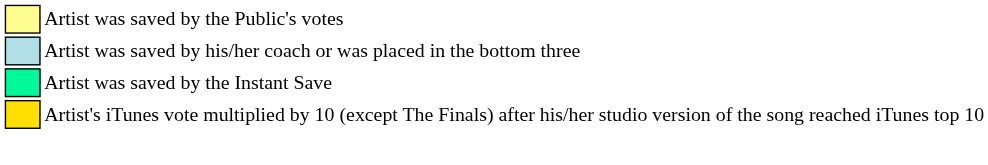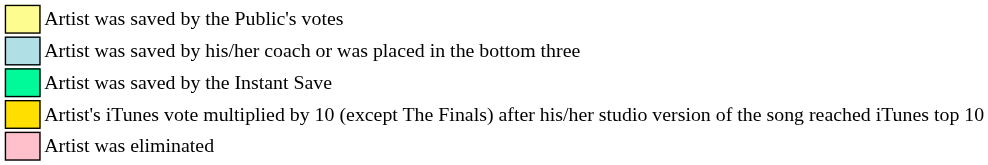+ row: (129, 146)
